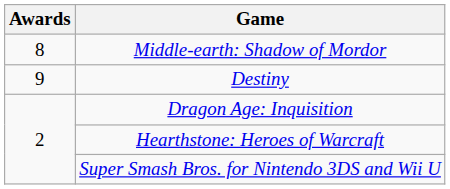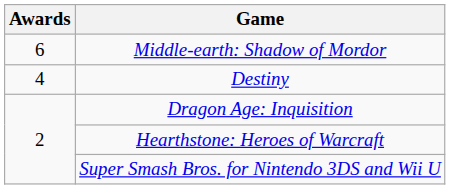(40, 49) 8 -> (40, 49) 6
(40, 79) 9 -> (40, 79) 4
